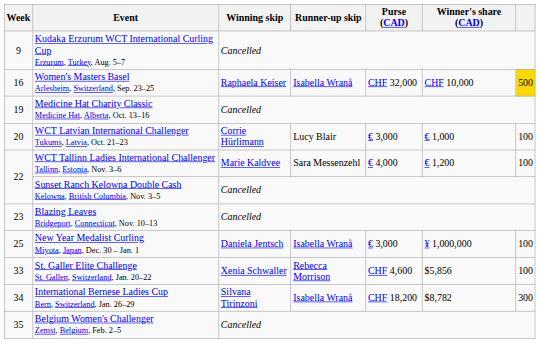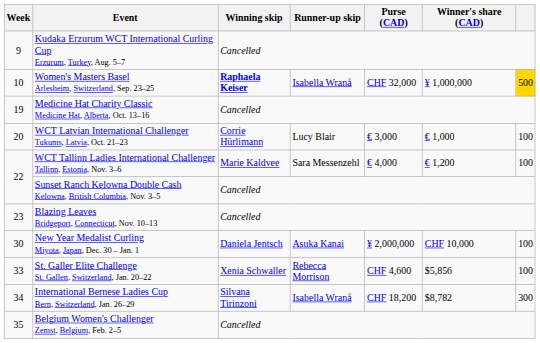(18, 82) 16 -> (18, 82) 10
(253, 82) normal -> (240, 82) bold
(449, 82) CHF 10,000 -> (448, 82) ¥ 1,000,000
(18, 244) 25 -> (18, 244) 30
(323, 244) Isabella Wranå -> (318, 244) Asuka Kanai
(383, 244) € 3,000 -> (391, 244) ¥ 2,000,000
(448, 244) ¥ 1,000,000 -> (449, 244) CHF 10,000
